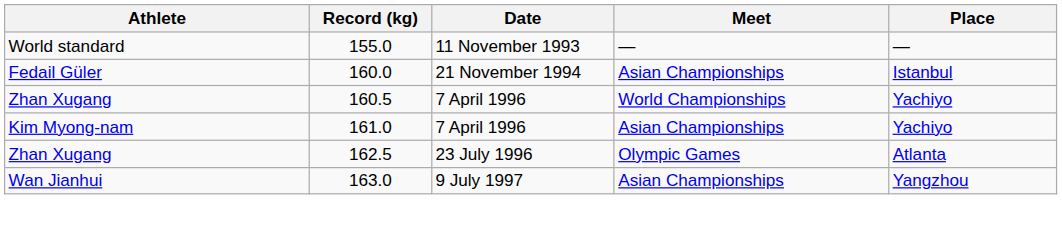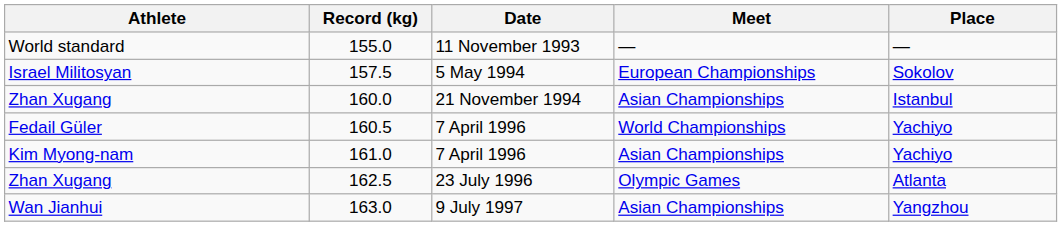+ row: (370, 73)
(55, 73) Fedail Güler -> (60, 100) Zhan Xugang
(60, 100) Zhan Xugang -> (55, 127) Fedail Güler
